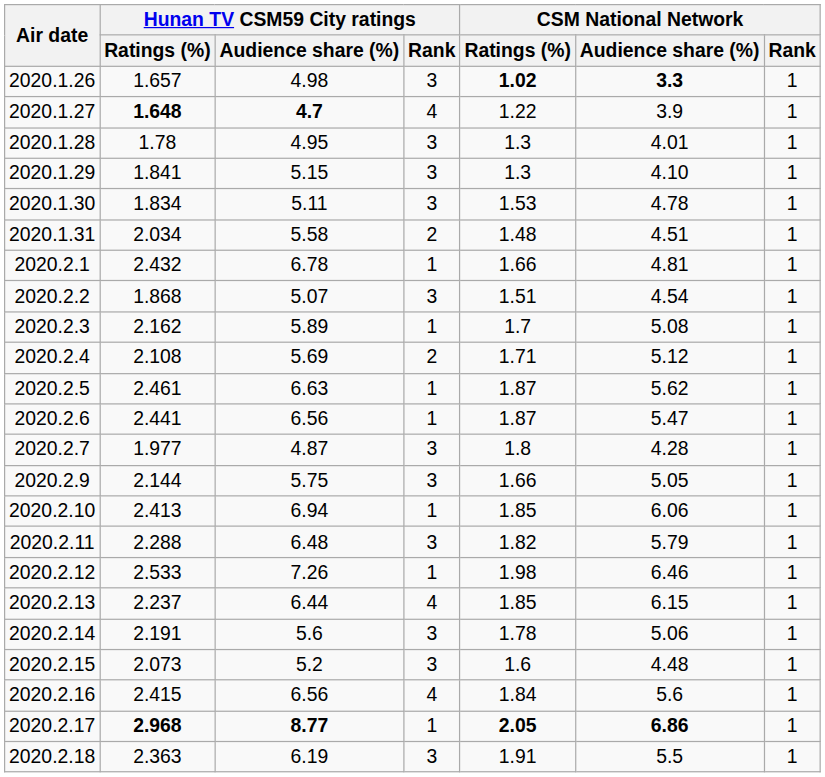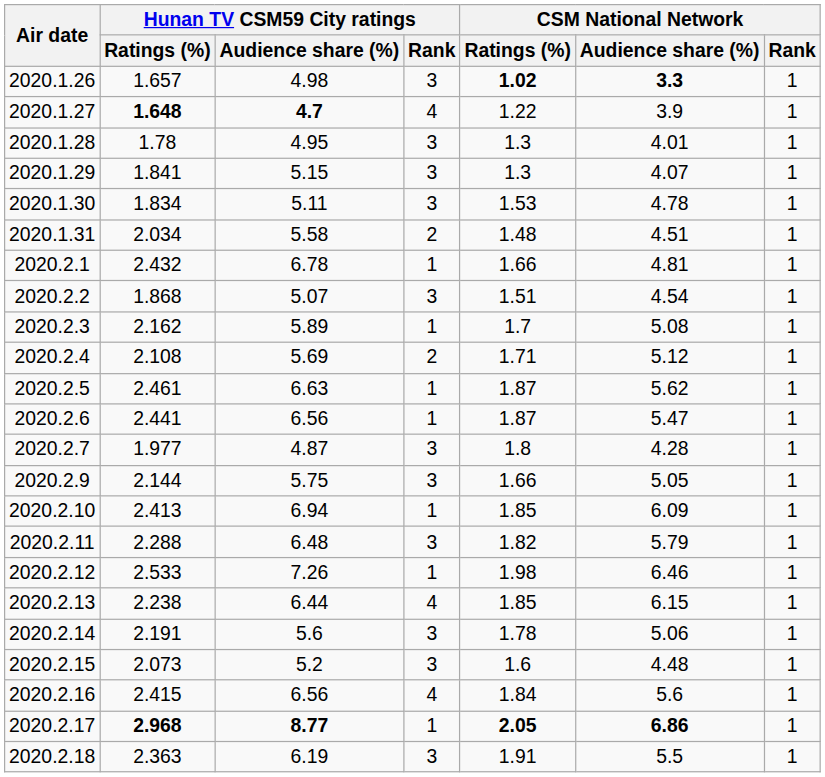(670, 173) 4.10 -> (670, 173) 4.07
(670, 511) 6.06 -> (670, 511) 6.09
(157, 603) 2.237 -> (157, 603) 2.238
